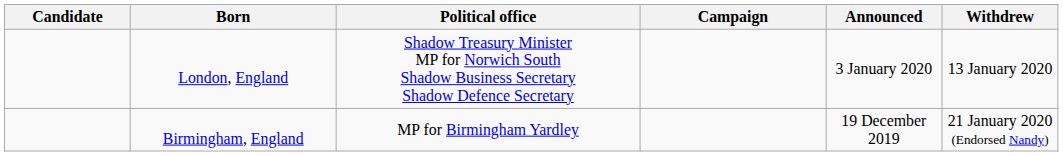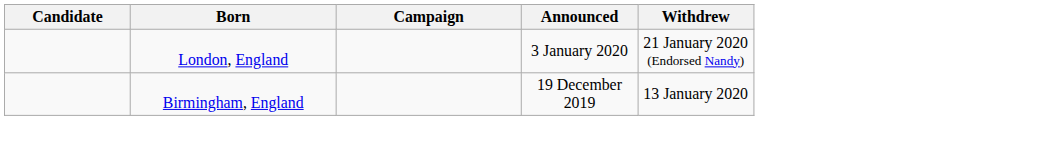- column: (488, 17)
(1000, 68) 13 January 2020 -> (696, 51) 21 January 2020 (Endorsed Nandy)
(1000, 129) 21 January 2020 (Endorsed Nandy) -> (696, 94) 13 January 2020
